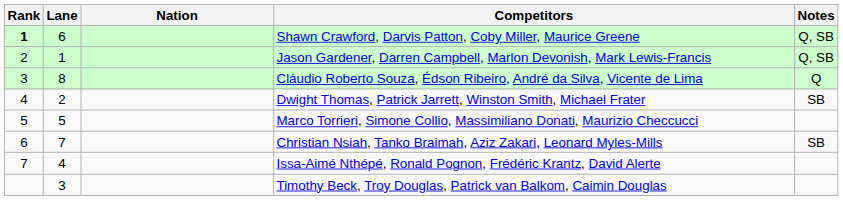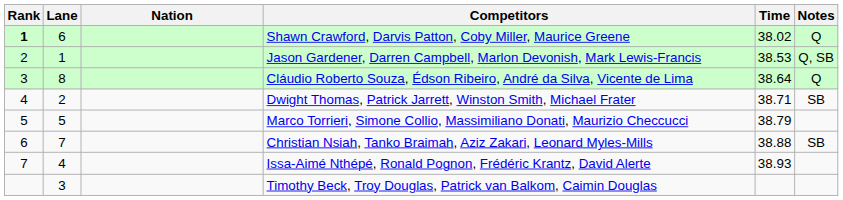+ column: (775, 15)
(816, 36) Q, SB -> (816, 36) Q
